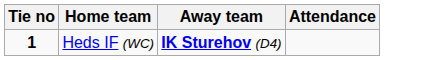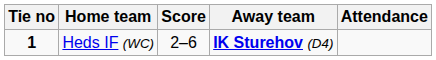+ column: (184, 17)
